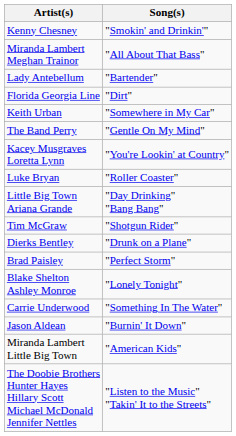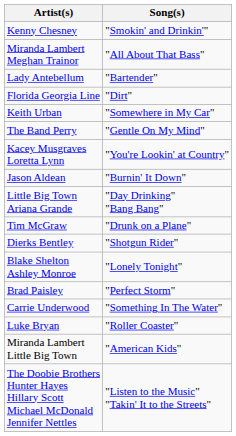rows swapped: (36, 325) <-> (33, 178)
(142, 225) "Shotgun Rider" -> (148, 225) "Drunk on a Plane"
(148, 243) "Drunk on a Plane" -> (142, 243) "Shotgun Rider"
rows swapped: (35, 260) <-> (41, 284)
